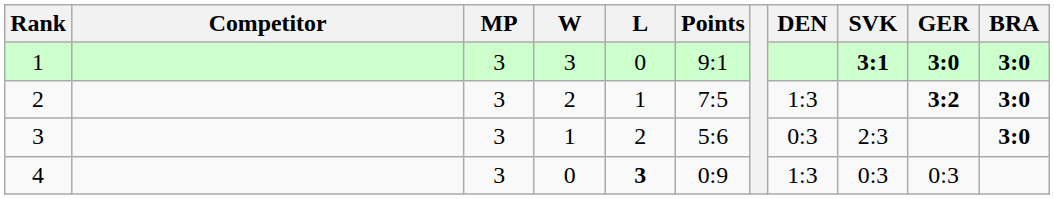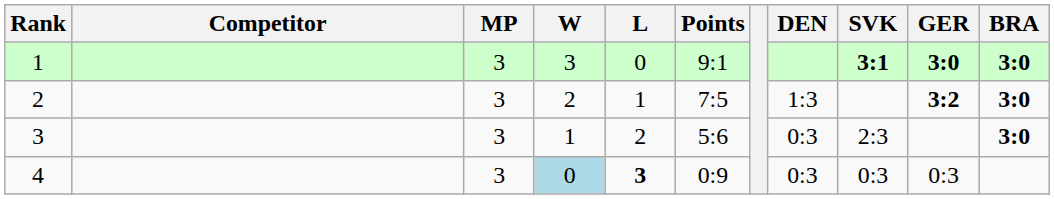(570, 174) no background -> (570, 174) lightblue background
(802, 174) 1:3 -> (802, 174) 0:3
